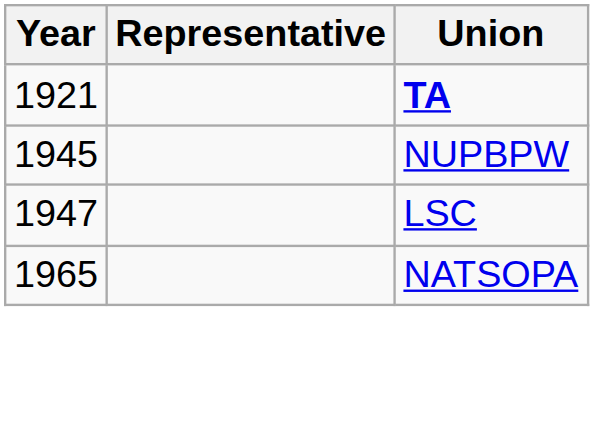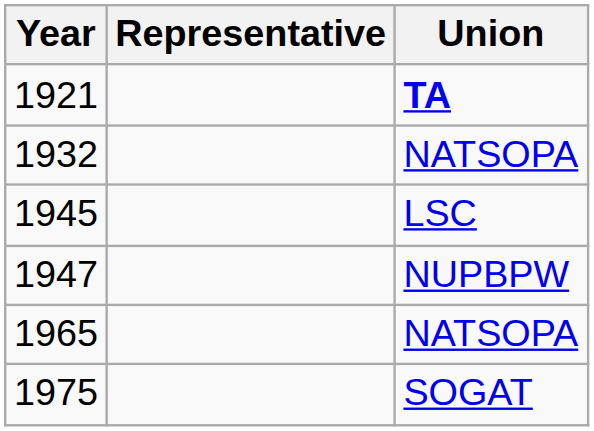+ row: (56, 154)
(486, 154) NUPBPW -> (440, 214) LSC
(440, 214) LSC -> (486, 273) NUPBPW
+ row: (56, 393)
